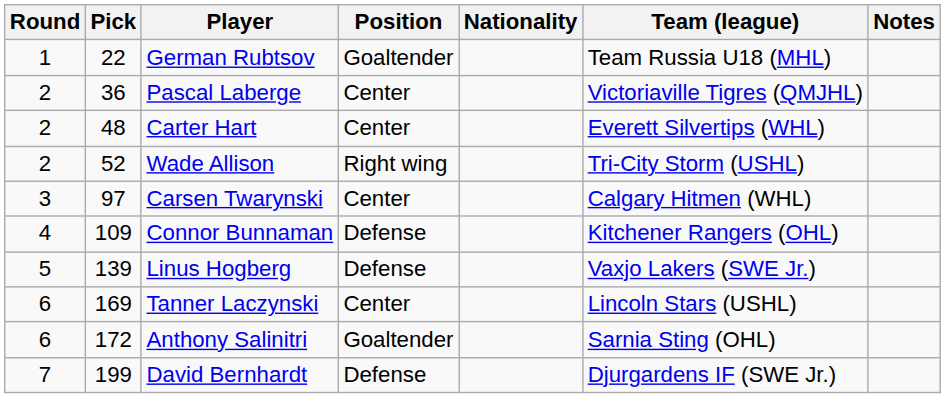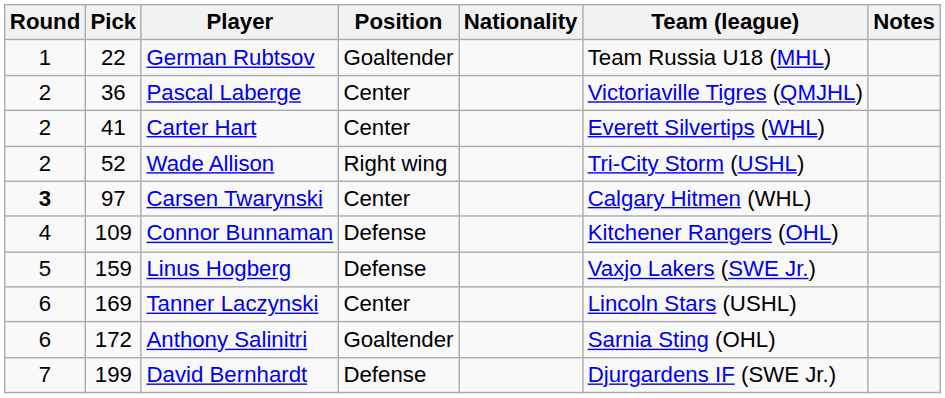(113, 127) 48 -> (113, 127) 41
(45, 198) normal -> (45, 198) bold
(113, 269) 139 -> (113, 269) 159
